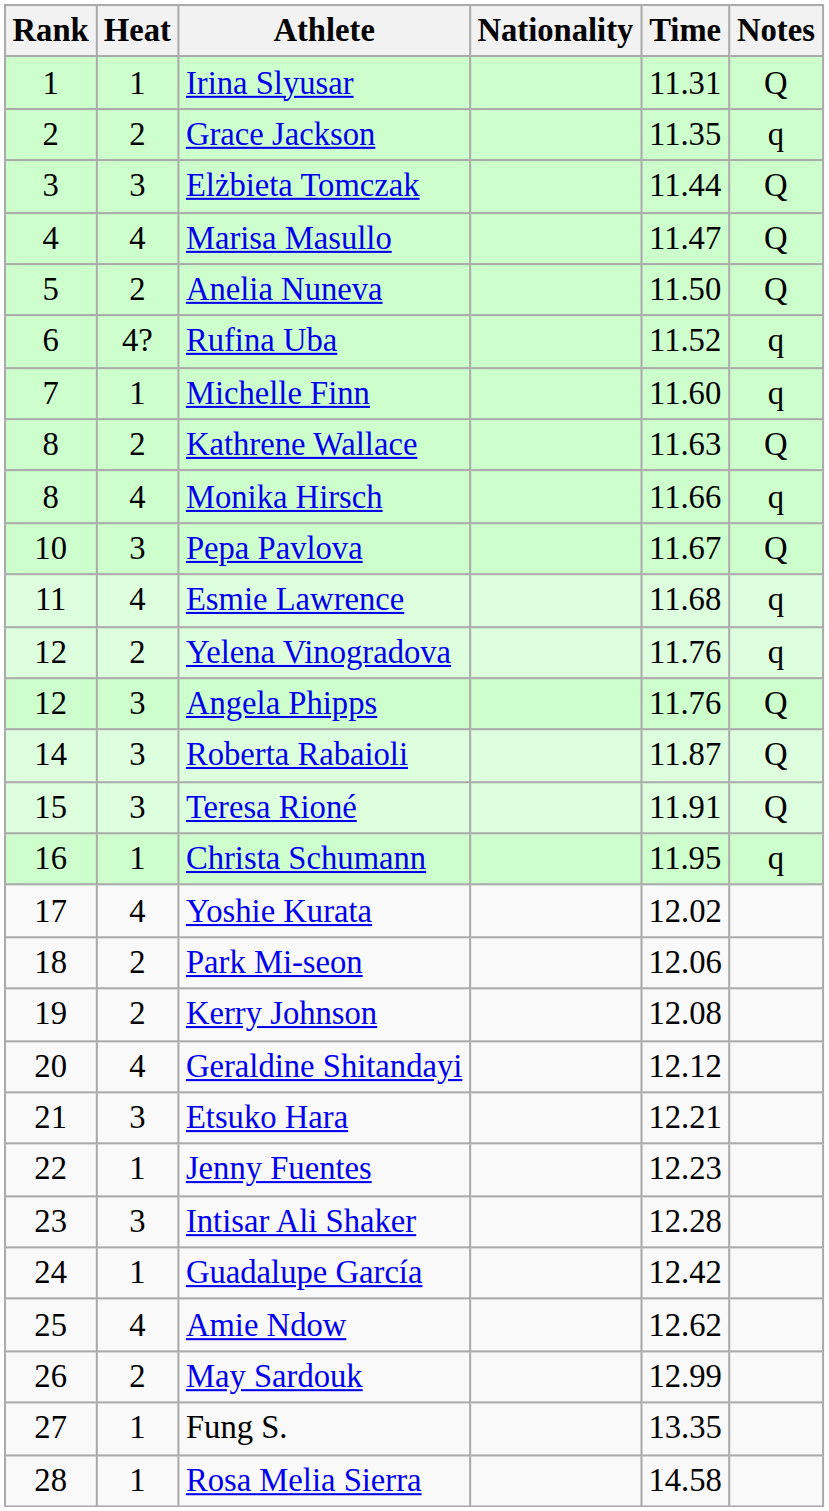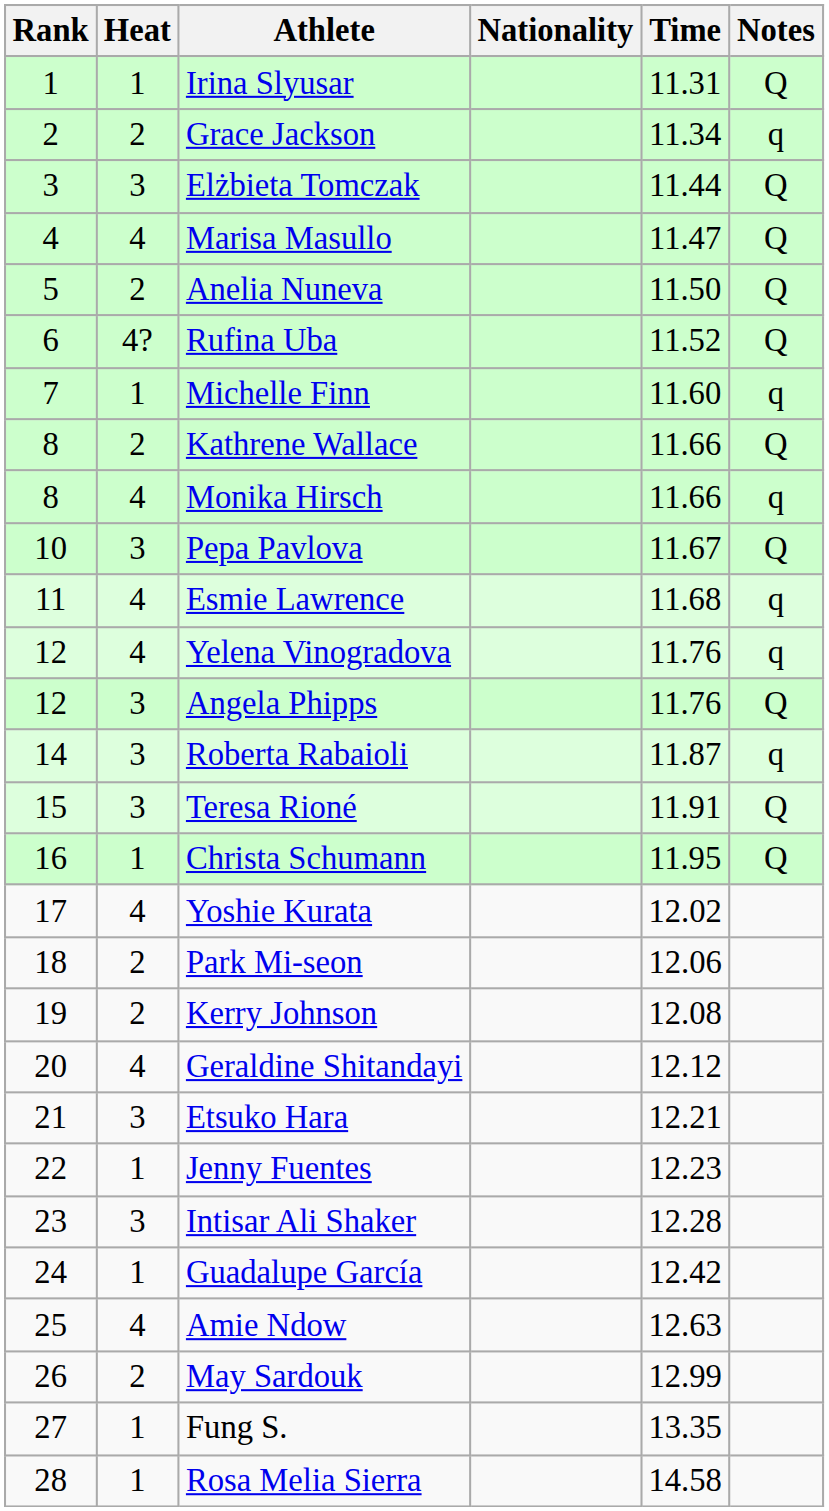(685, 133) 11.35 -> (685, 133) 11.34
(776, 340) q -> (776, 340) Q
(685, 444) 11.63 -> (685, 444) 11.66
(137, 651) 2 -> (137, 651) 4
(776, 755) Q -> (776, 755) q
(776, 858) q -> (776, 858) Q
(685, 1324) 12.62 -> (685, 1324) 12.63
